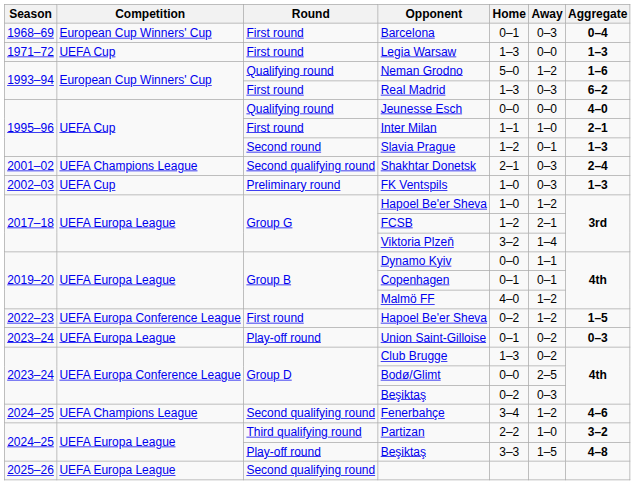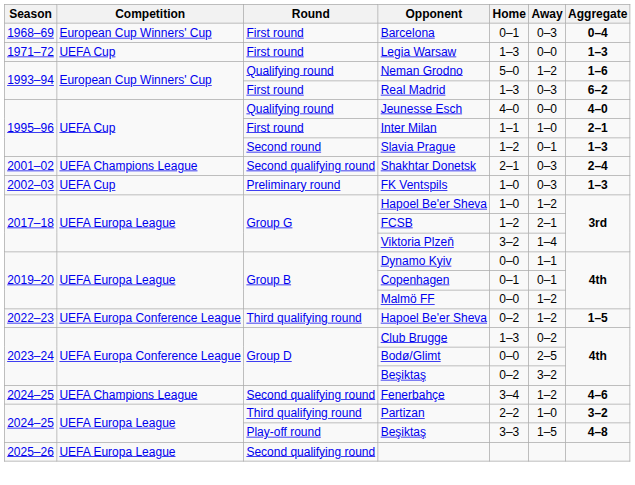(509, 109) 0–0 -> (509, 109) 4–0
(509, 299) 4–0 -> (509, 299) 0–0
(275, 318) First round -> (304, 318) Third qualifying round
- row: (31, 337)
(547, 394) 0–3 -> (547, 375) 3–2
